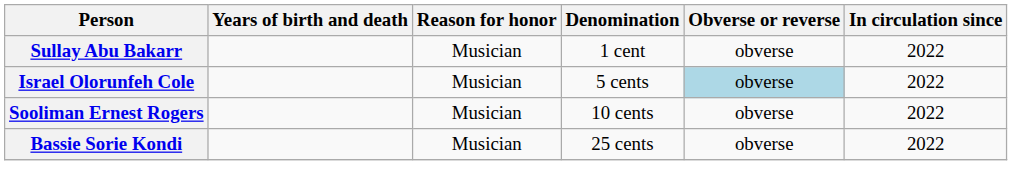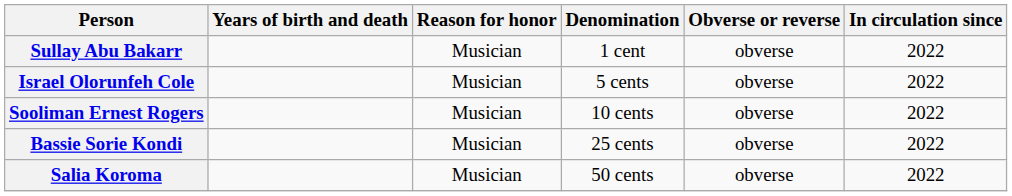(764, 82) lightblue background -> (764, 82) no background
+ row: (106, 175)
